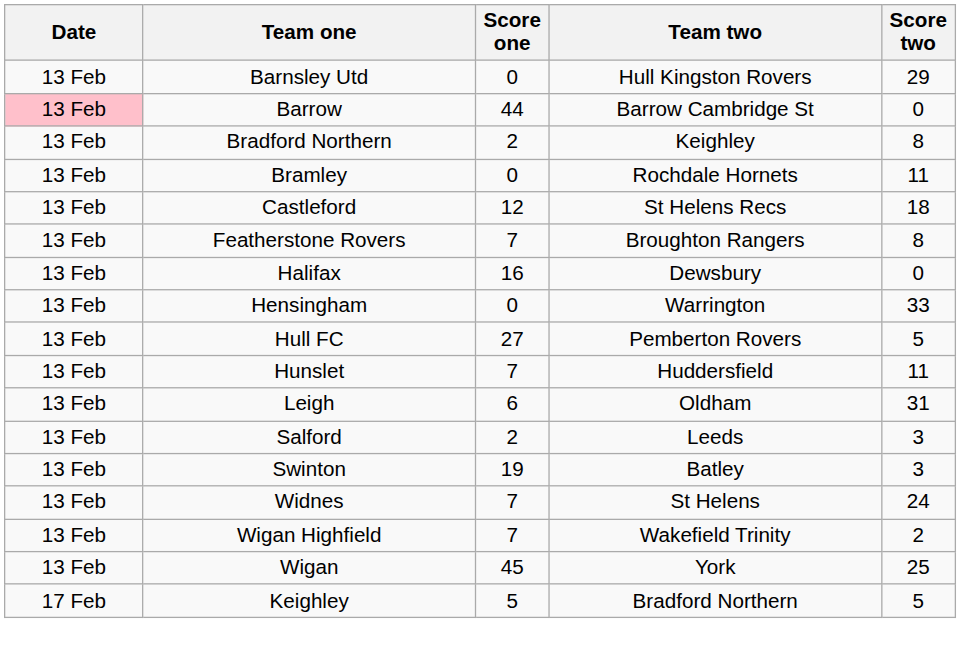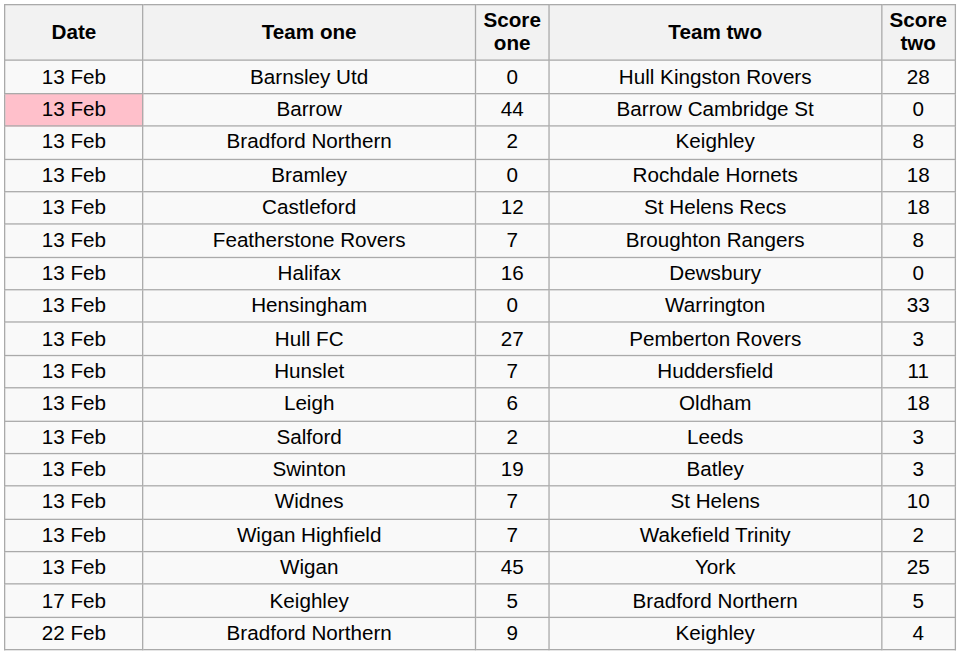(918, 76) 29 -> (918, 76) 28
(918, 175) 11 -> (918, 175) 18
(918, 338) 5 -> (918, 338) 3
(918, 404) 31 -> (918, 404) 18
(918, 502) 24 -> (918, 502) 10
+ row: (309, 633)
